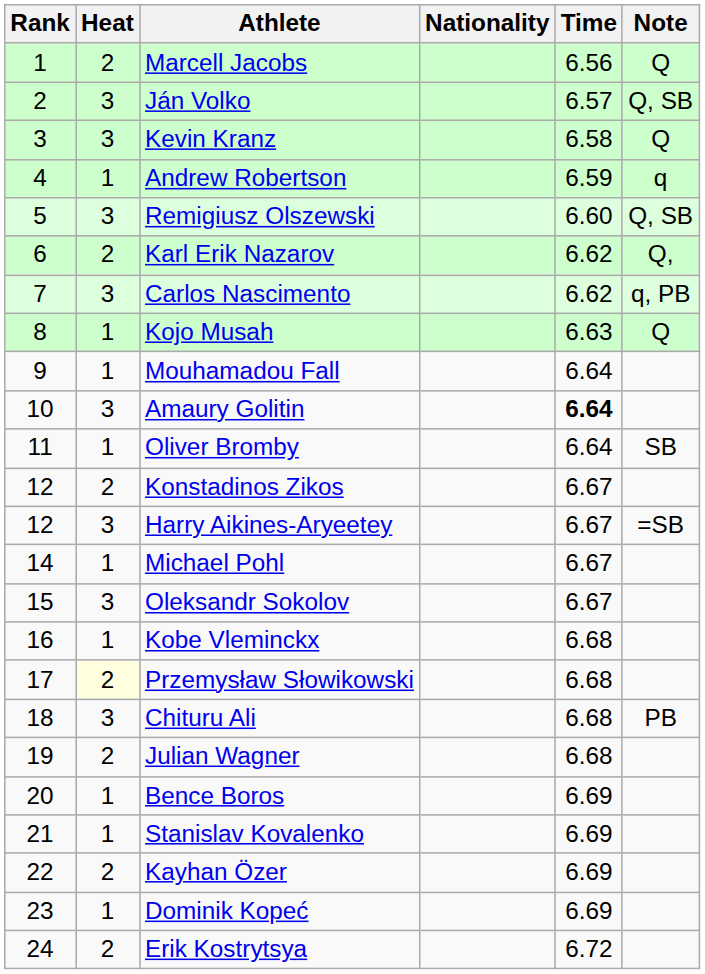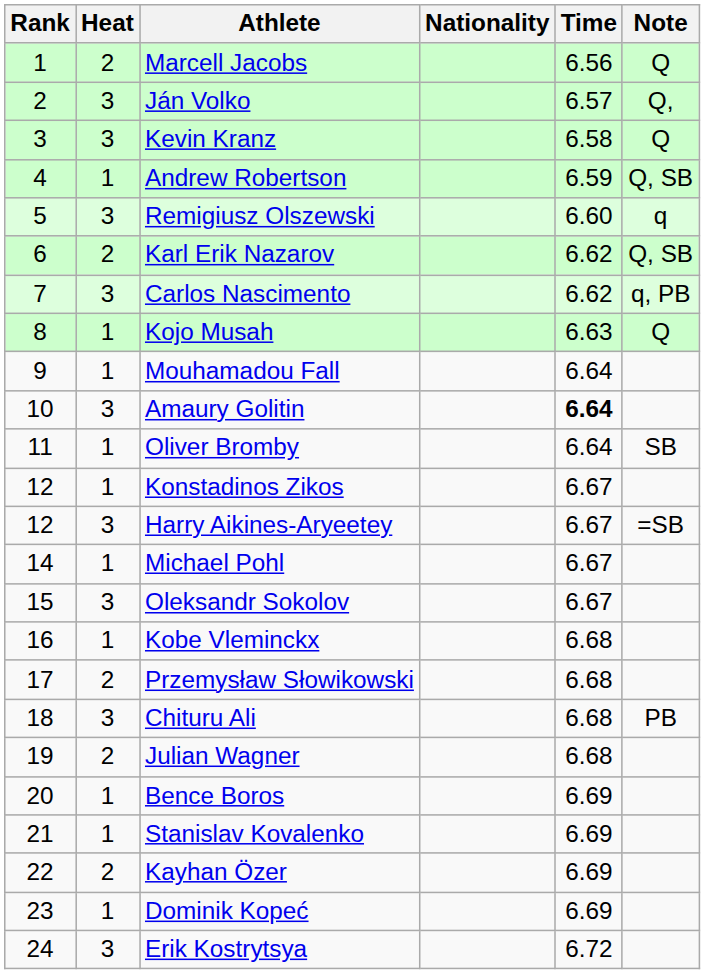(661, 100) Q, SB -> (661, 100) Q,
(661, 178) q -> (661, 178) Q, SB
(661, 216) Q, SB -> (661, 216) q
(661, 255) Q, -> (661, 255) Q, SB
(107, 486) 2 -> (107, 486) 1
(107, 679) lightyellow background -> (107, 679) no background
(107, 949) 2 -> (107, 949) 3
